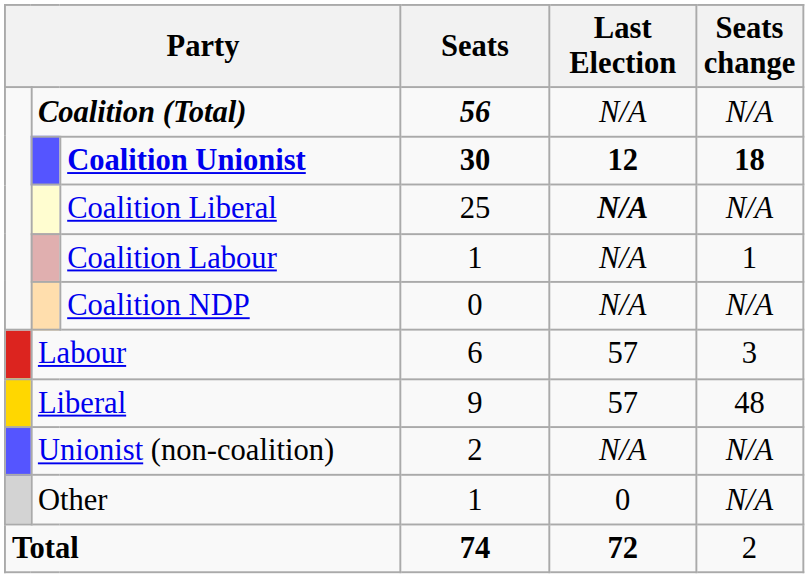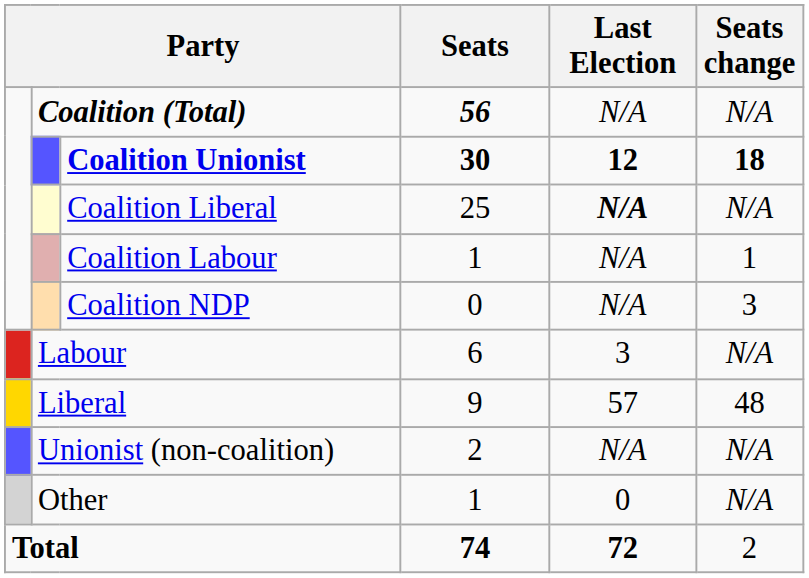(749, 305) N/A -> (749, 305) 3
(623, 353) 57 -> (623, 353) 3
(749, 353) 3 -> (749, 353) N/A
